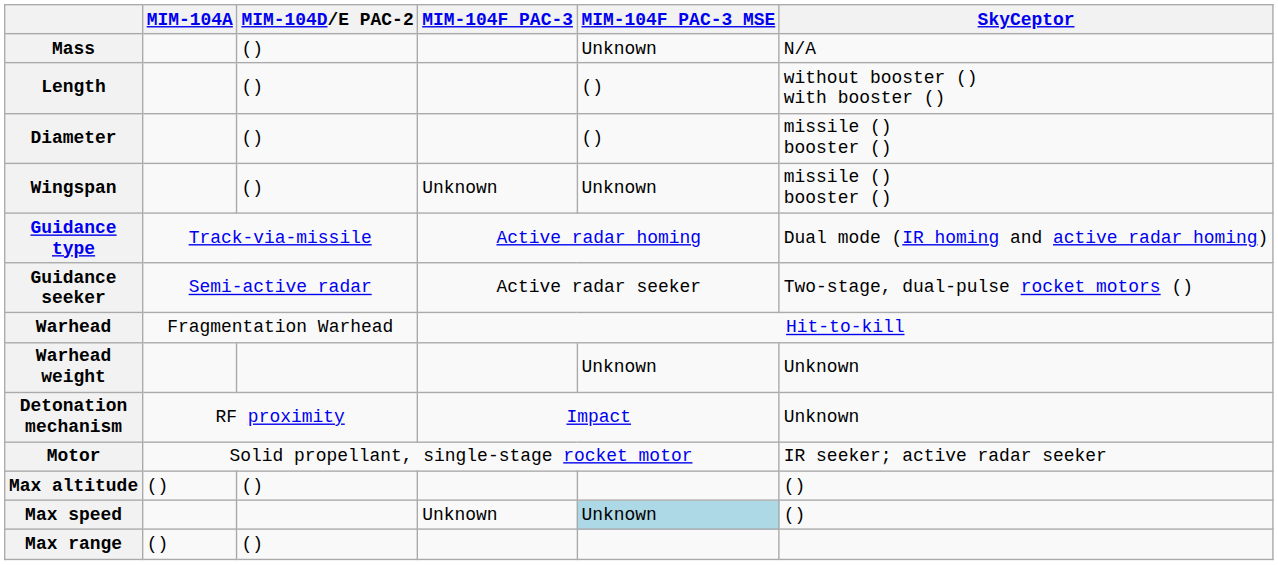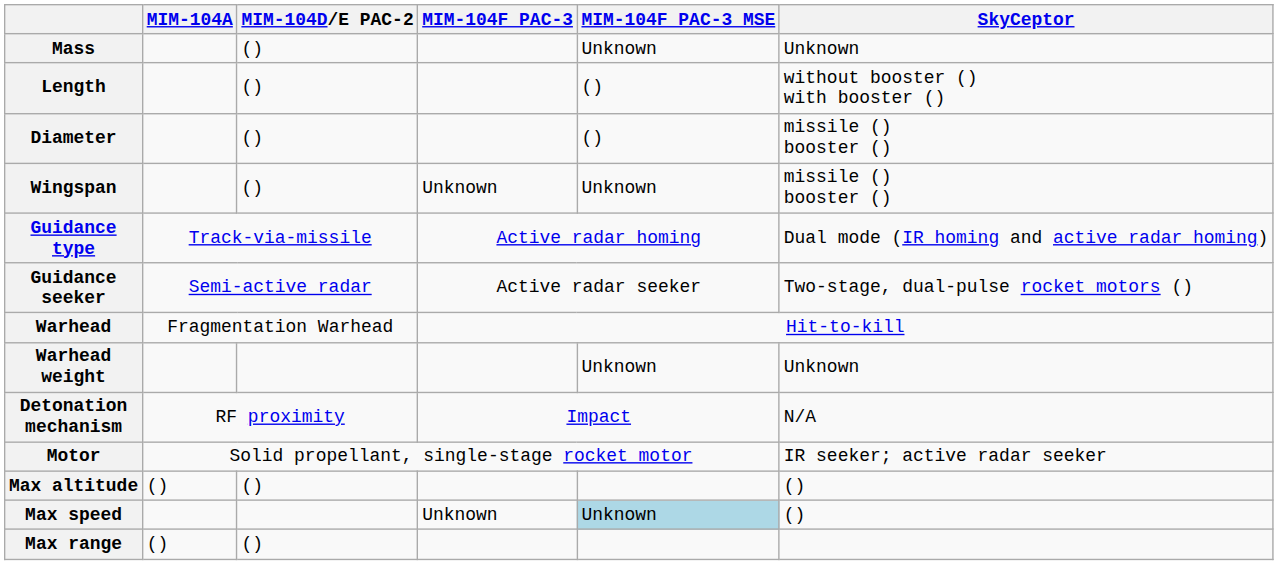(800, 49) N/A -> (821, 49) Unknown
(821, 417) Unknown -> (800, 417) N/A
